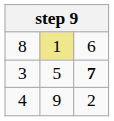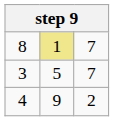(91, 45) 6 -> (91, 45) 7
(91, 73) bold -> (91, 73) normal
